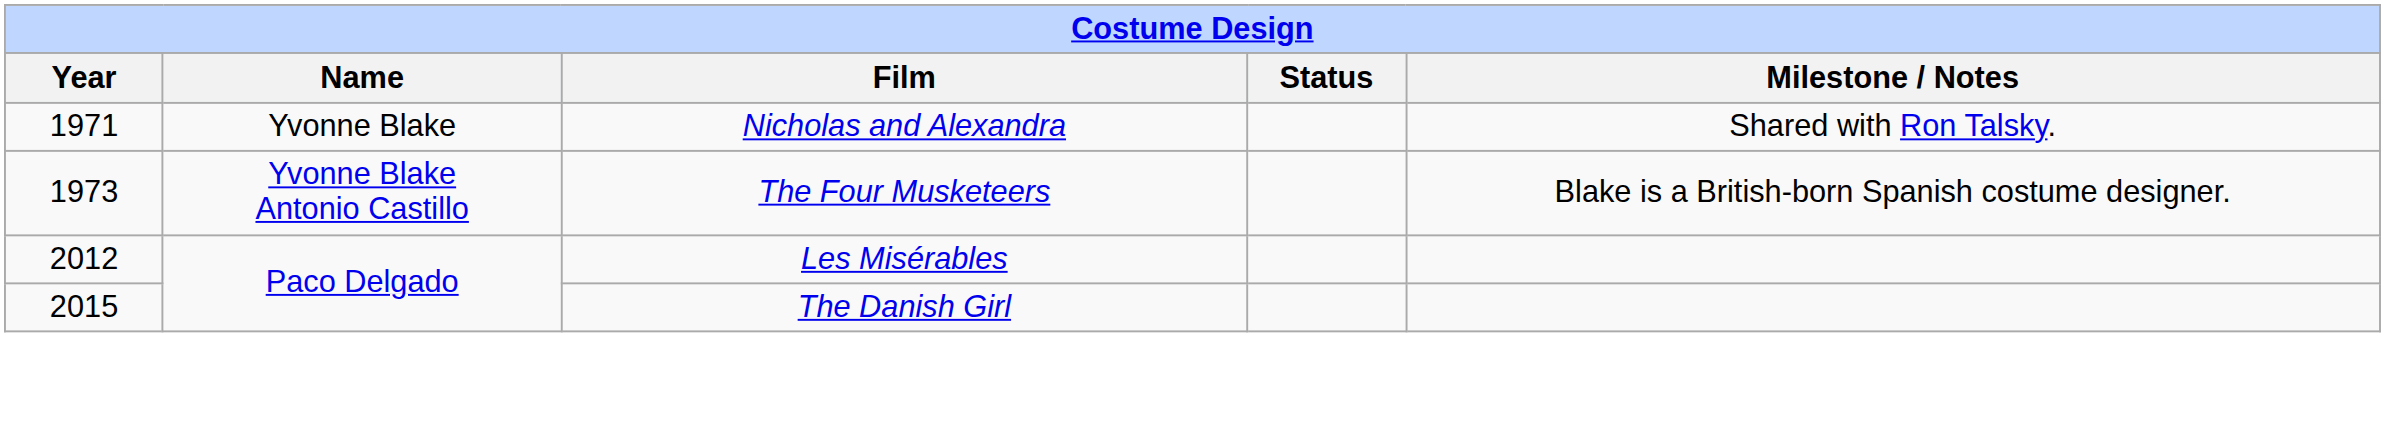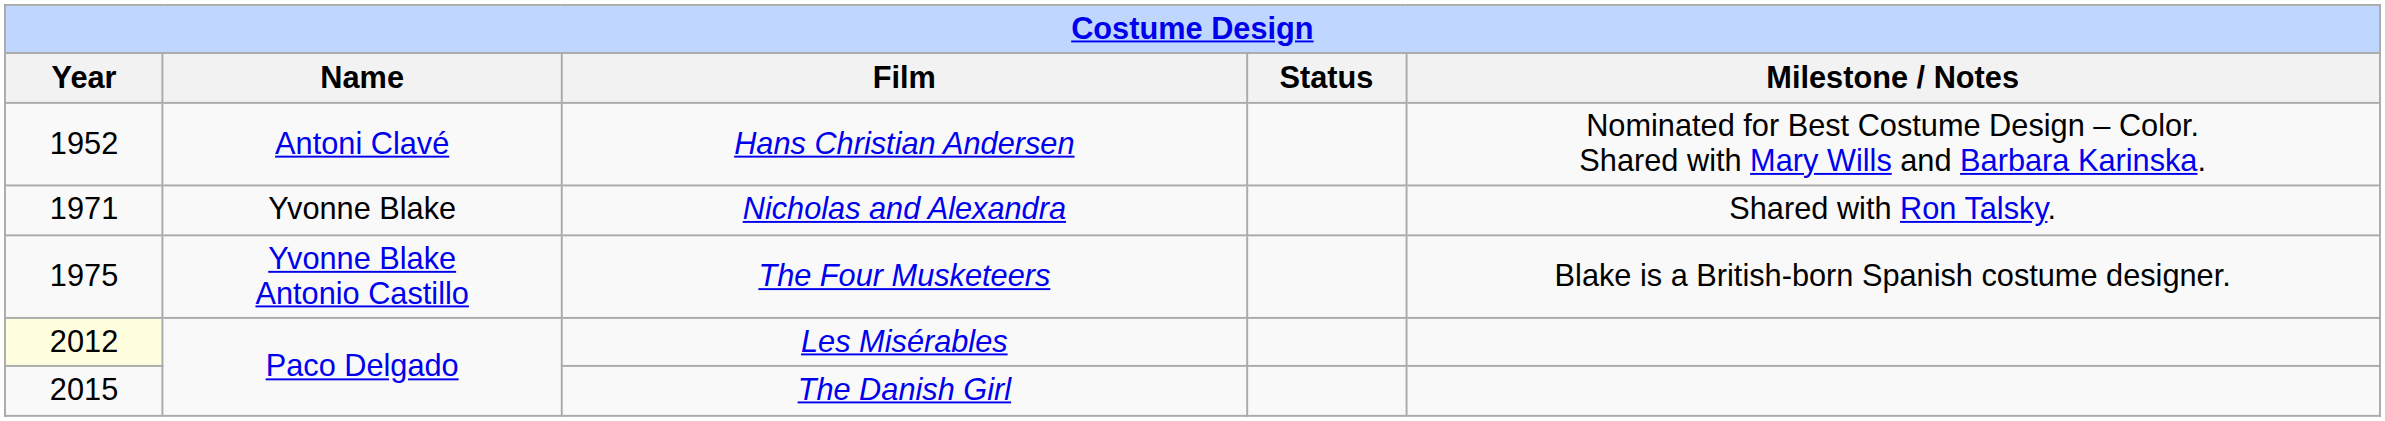+ row: (904, 143)
(84, 192) 1973 -> (84, 275) 1975
(84, 258) no background -> (84, 341) lightyellow background
